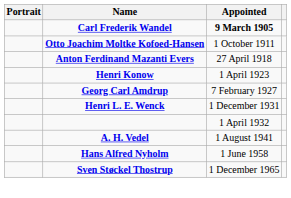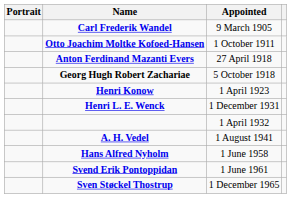(244, 28) bold -> (244, 28) normal
+ row: (125, 75)
- row: (125, 91)
+ row: (125, 169)
